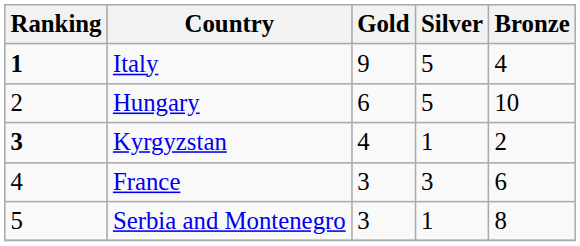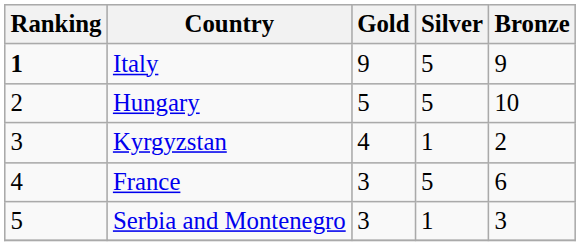(501, 63) 4 -> (501, 63) 9
(363, 102) 6 -> (363, 102) 5
(17, 142) bold -> (17, 142) normal
(427, 181) 3 -> (427, 181) 5
(501, 220) 8 -> (501, 220) 3
